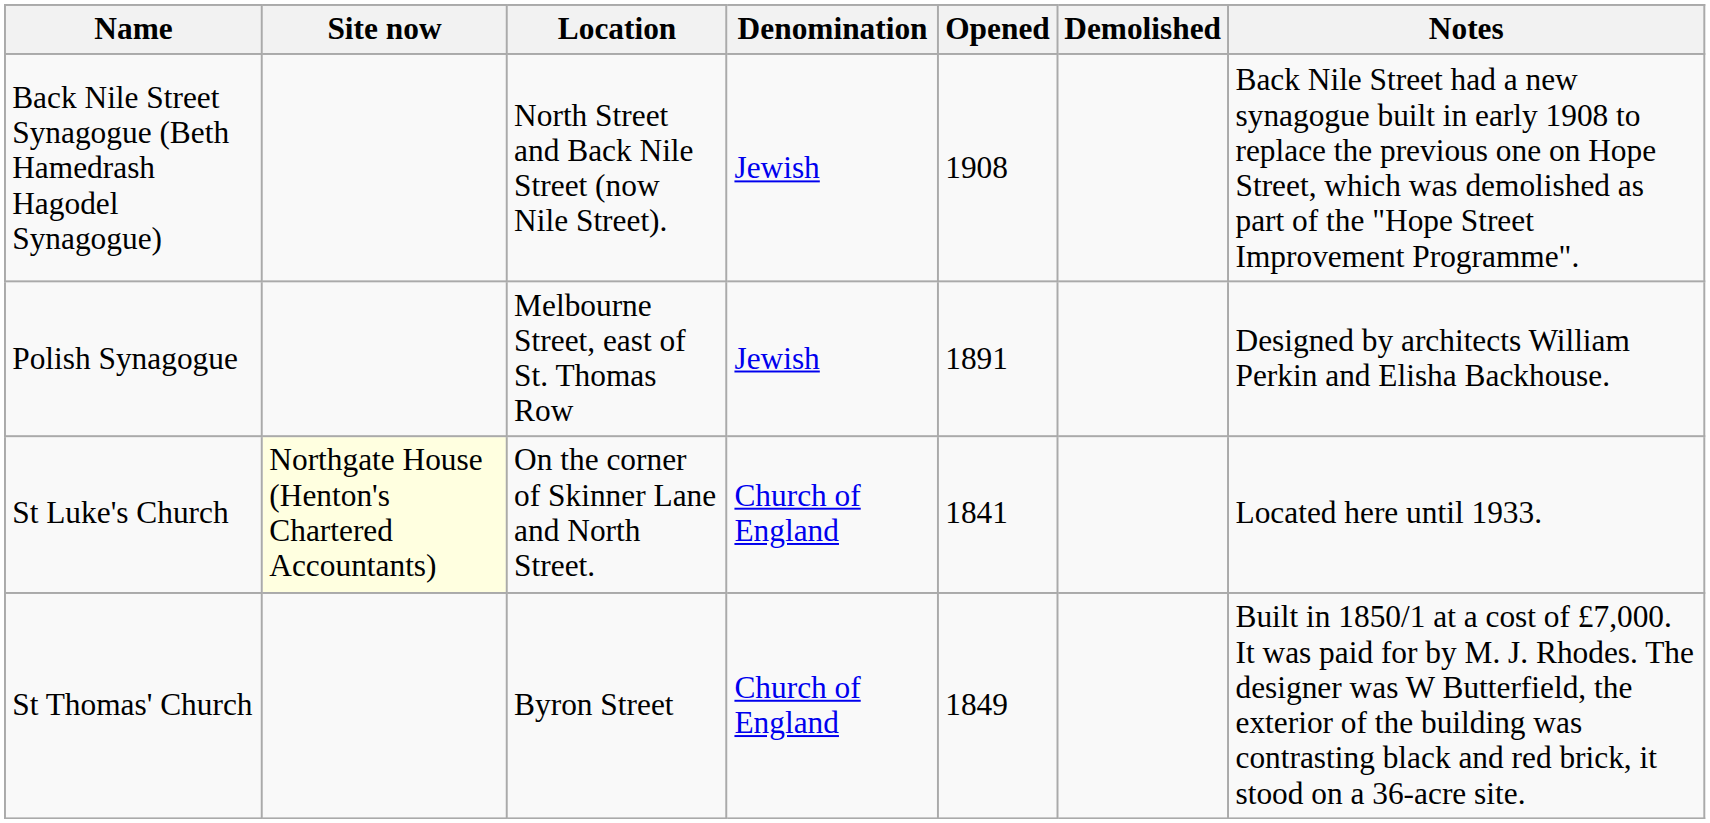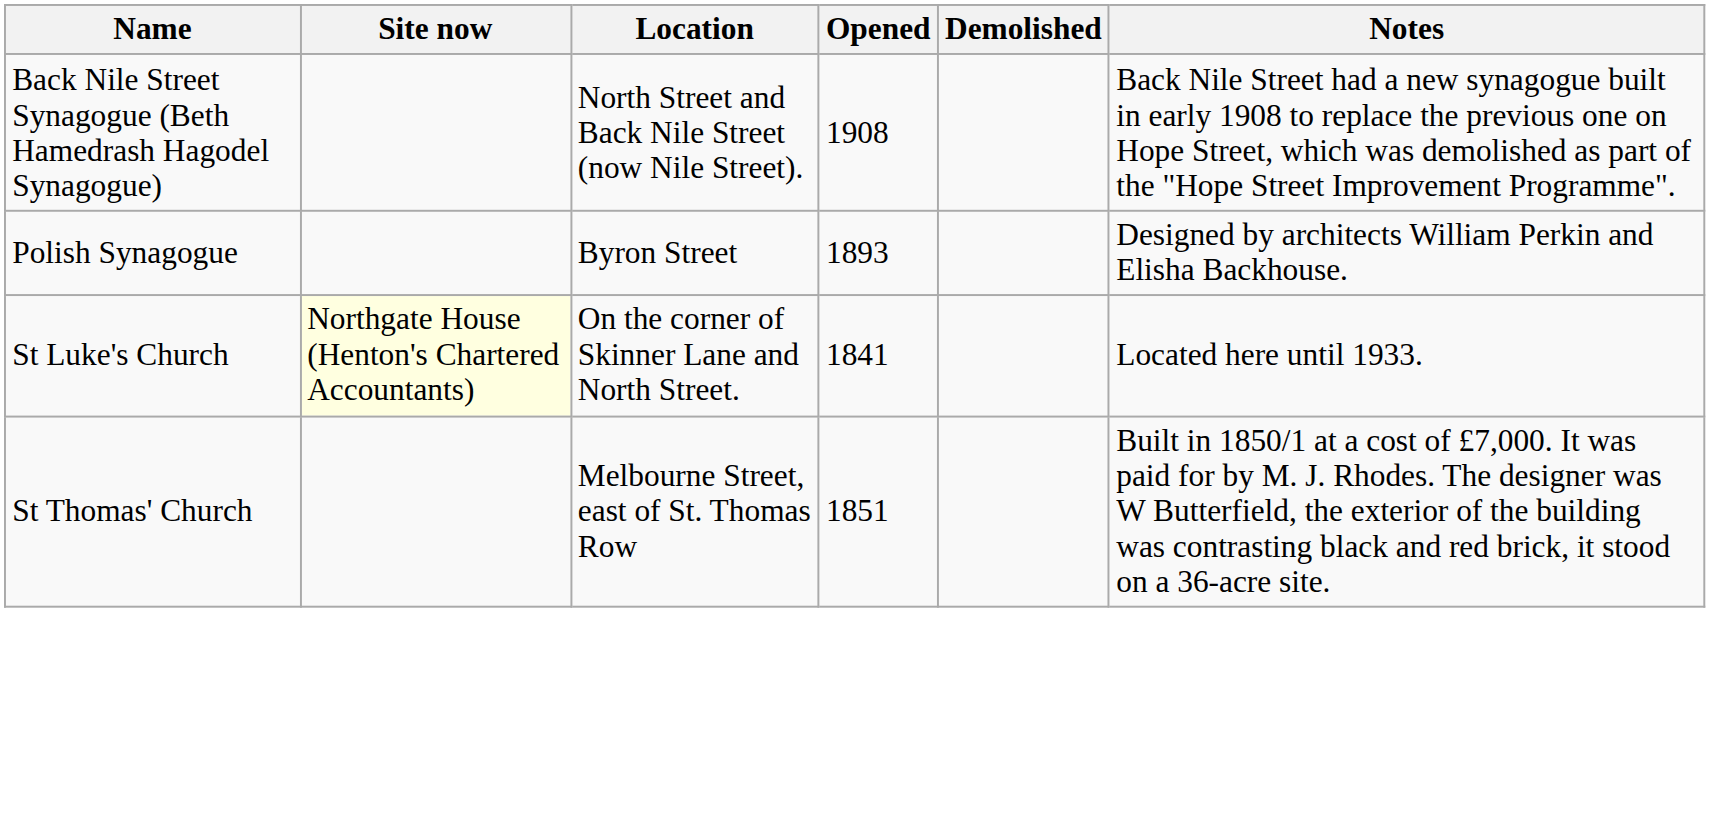- column: (833, 29)
(600, 358) Melbourne Street, east of St. Thomas Row -> (657, 252) Byron Street
(977, 358) 1891 -> (857, 252) 1893
(594, 704) Byron Street -> (694, 510) Melbourne Street, east of St. Thomas Row
(977, 704) 1849 -> (857, 510) 1851
